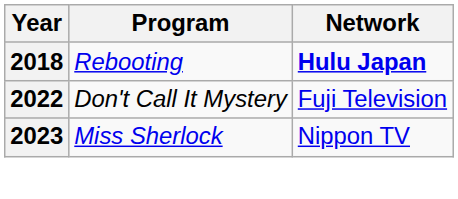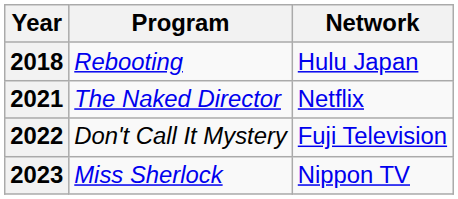(362, 61) bold -> (358, 61) normal
+ row: (37, 99)
